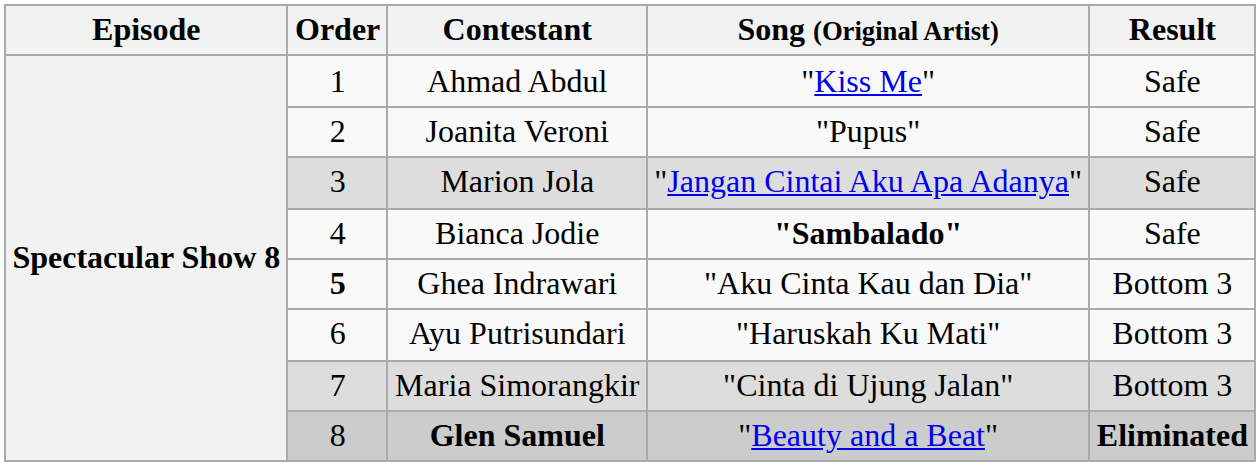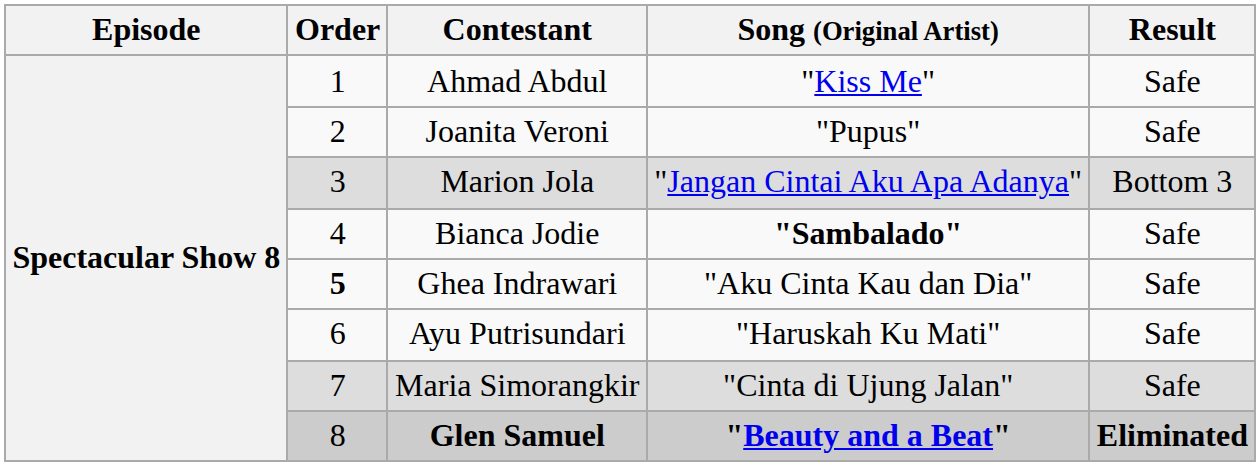(1172, 182) Safe -> (1172, 182) Bottom 3
(1172, 283) Bottom 3 -> (1172, 283) Safe
(1172, 334) Bottom 3 -> (1172, 334) Safe
(1172, 385) Bottom 3 -> (1172, 385) Safe
(868, 435) normal -> (868, 435) bold
